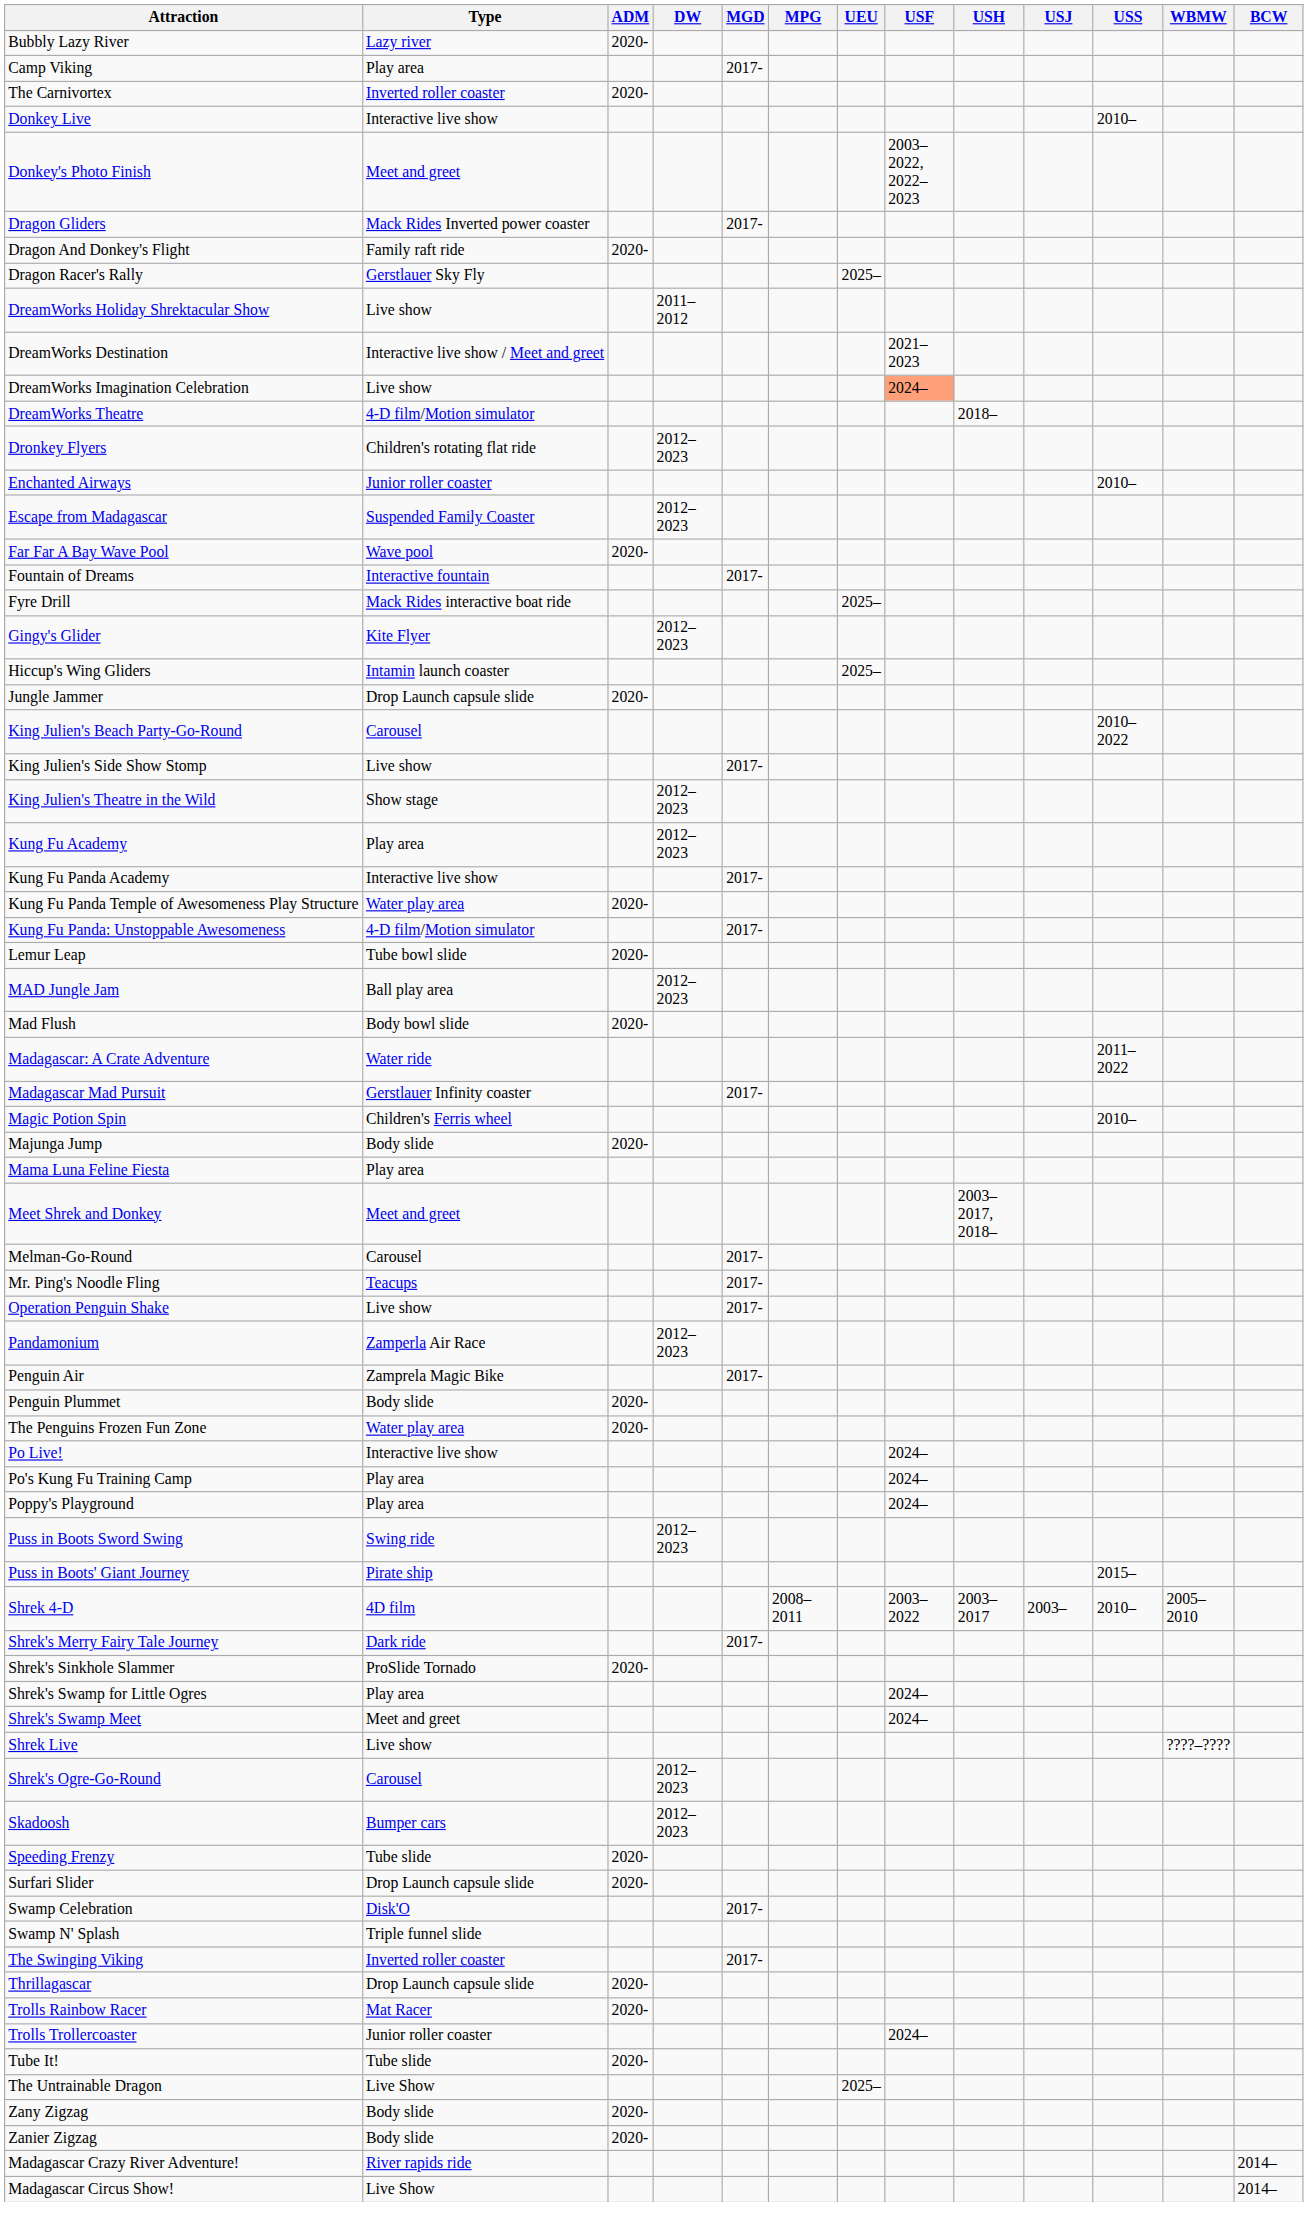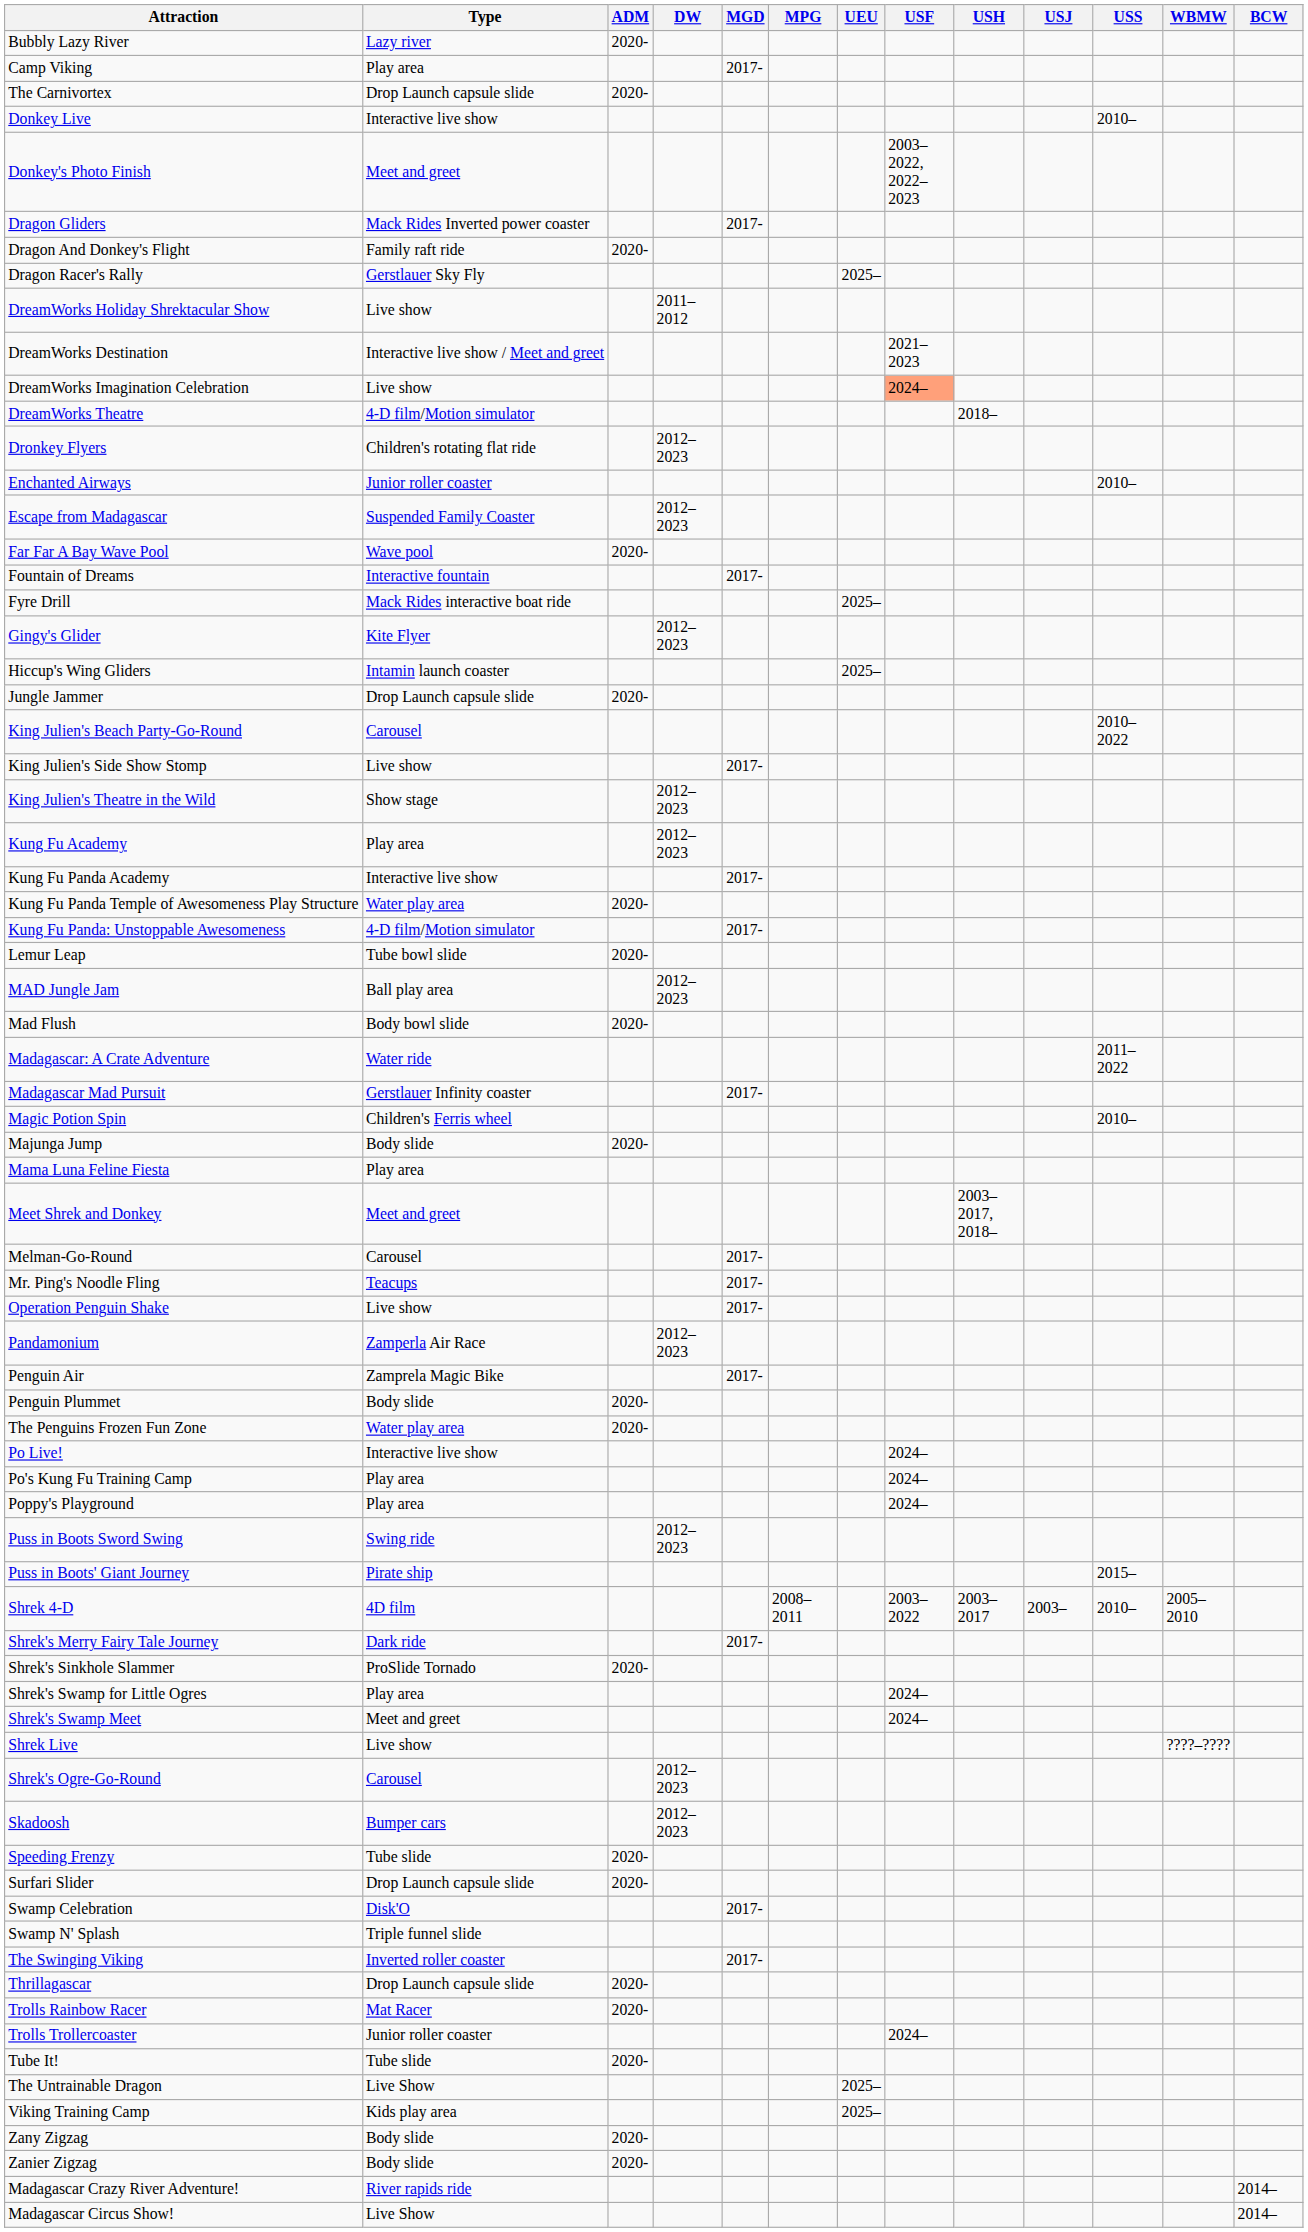(435, 93) Inverted roller coaster -> (450, 93) Drop Launch capsule slide
+ row: (79, 2112)
